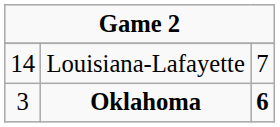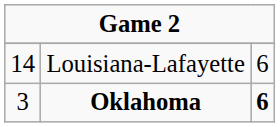(262, 63) 7 -> (262, 63) 6
